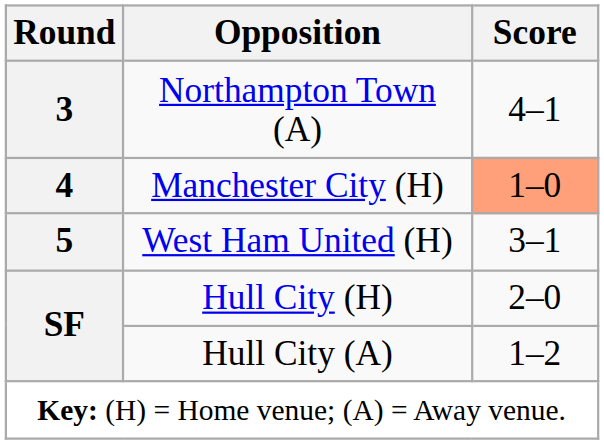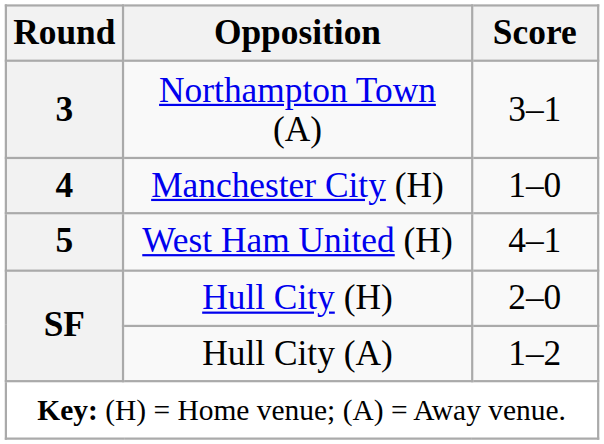(535, 108) 4–1 -> (535, 108) 3–1
(535, 184) lightsalmon background -> (535, 184) no background
(535, 240) 3–1 -> (535, 240) 4–1
